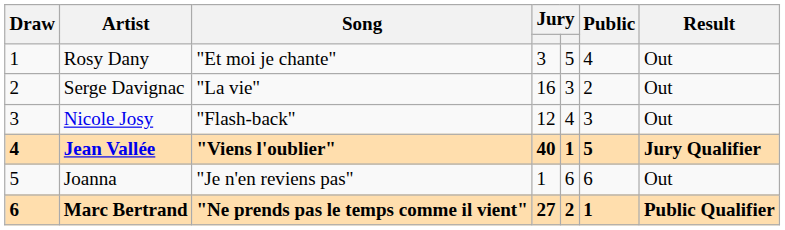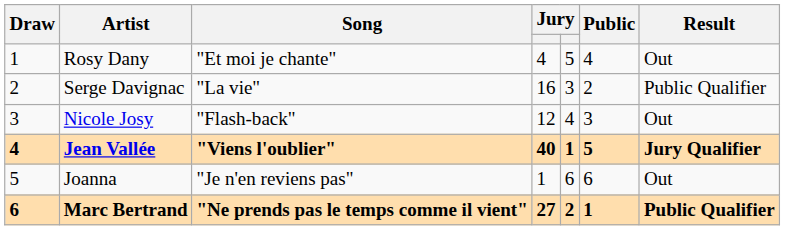(541, 58) 3 -> (541, 58) 4
(658, 88) Out -> (705, 88) Public Qualifier
